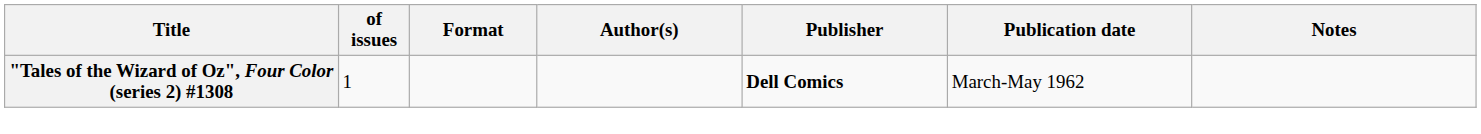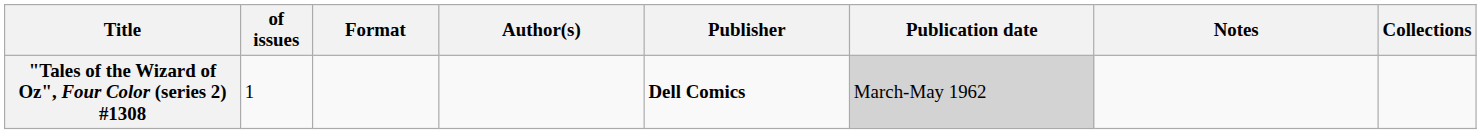+ column: (1427, 30)
(1018, 81) no background -> (920, 91) lightgrey background
